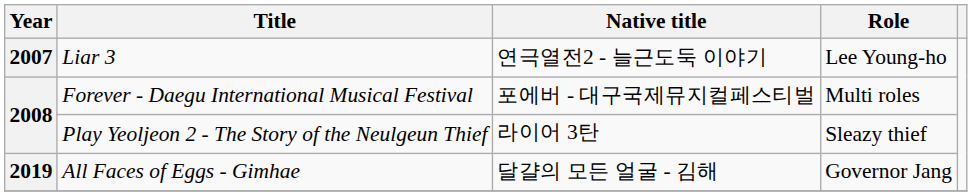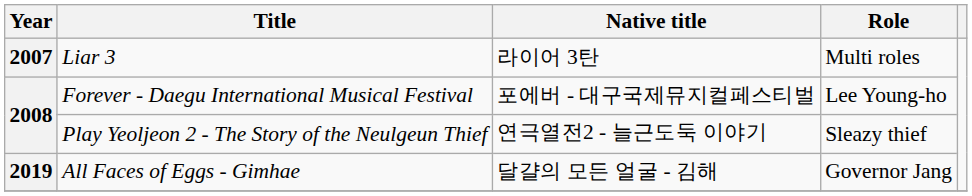(632, 56) 연극열전2 - 늘근도둑 이야기 -> (548, 56) 라이어 3탄
(886, 57) Lee Young-ho -> (872, 57) Multi roles
(872, 95) Multi roles -> (886, 95) Lee Young-ho
(548, 132) 라이어 3탄 -> (632, 132) 연극열전2 - 늘근도둑 이야기
